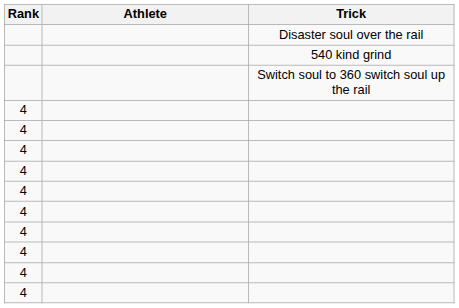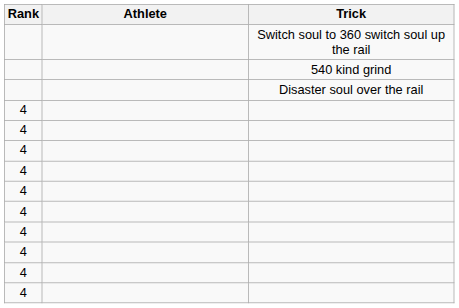rows swapped: (23, 83) <-> (23, 35)
